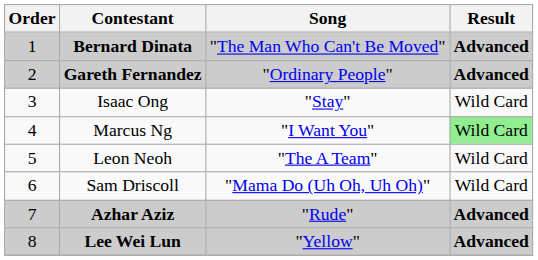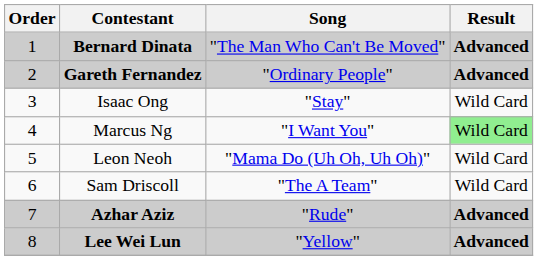(328, 158) "The A Team" -> (328, 158) "Mama Do (Uh Oh, Uh Oh)"
(328, 185) "Mama Do (Uh Oh, Uh Oh)" -> (328, 185) "The A Team"
